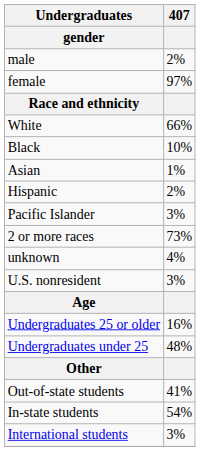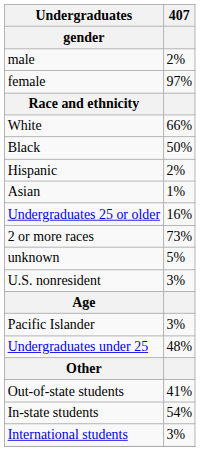(179, 147) 10% -> (179, 147) 50%
rows swapped: (24, 170) <-> (32, 192)
rows swapped: (51, 214) <-> (84, 324)
(176, 258) 4% -> (176, 258) 5%
